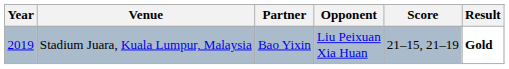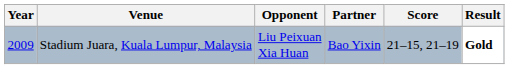columns swapped: (284, 15) <-> (349, 15)
(21, 45) 2019 -> (21, 45) 2009
